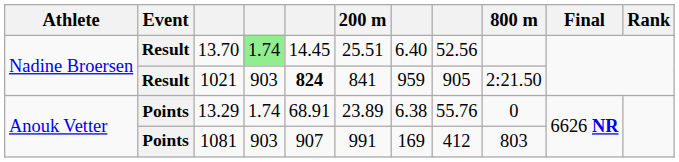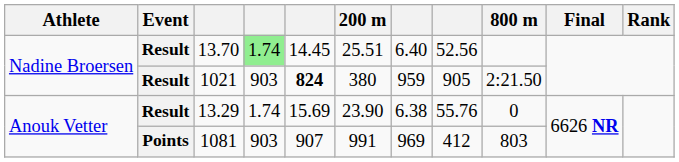(363, 80) 841 -> (363, 80) 380
(166, 111) Points -> (166, 111) Result
(309, 111) 68.91 -> (309, 111) 15.69
(363, 111) 23.89 -> (363, 111) 23.90
(411, 141) 169 -> (411, 141) 969
